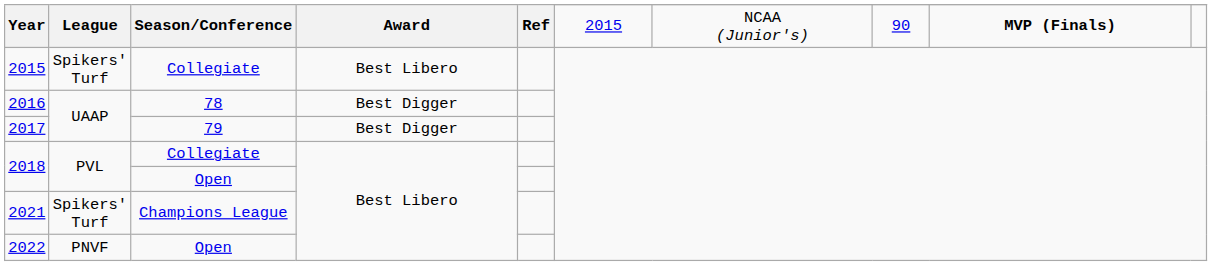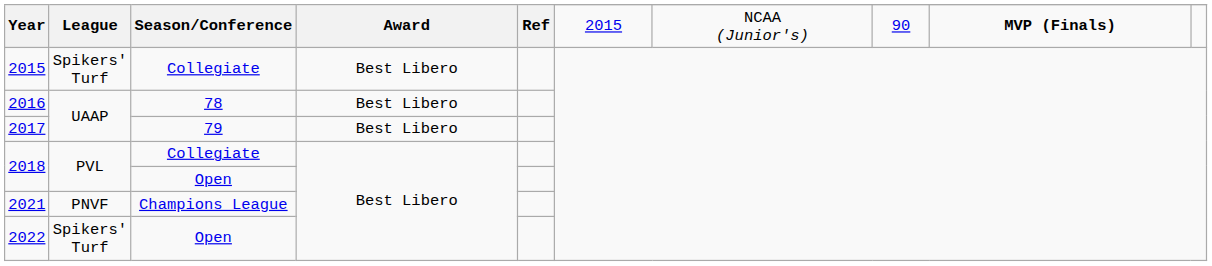(407, 103) Best Digger -> (407, 103) Best Libero
(407, 129) Best Digger -> (407, 129) Best Libero
(90, 213) Spikers' Turf -> (90, 204) PNVF
(90, 247) PNVF -> (90, 238) Spikers' Turf
